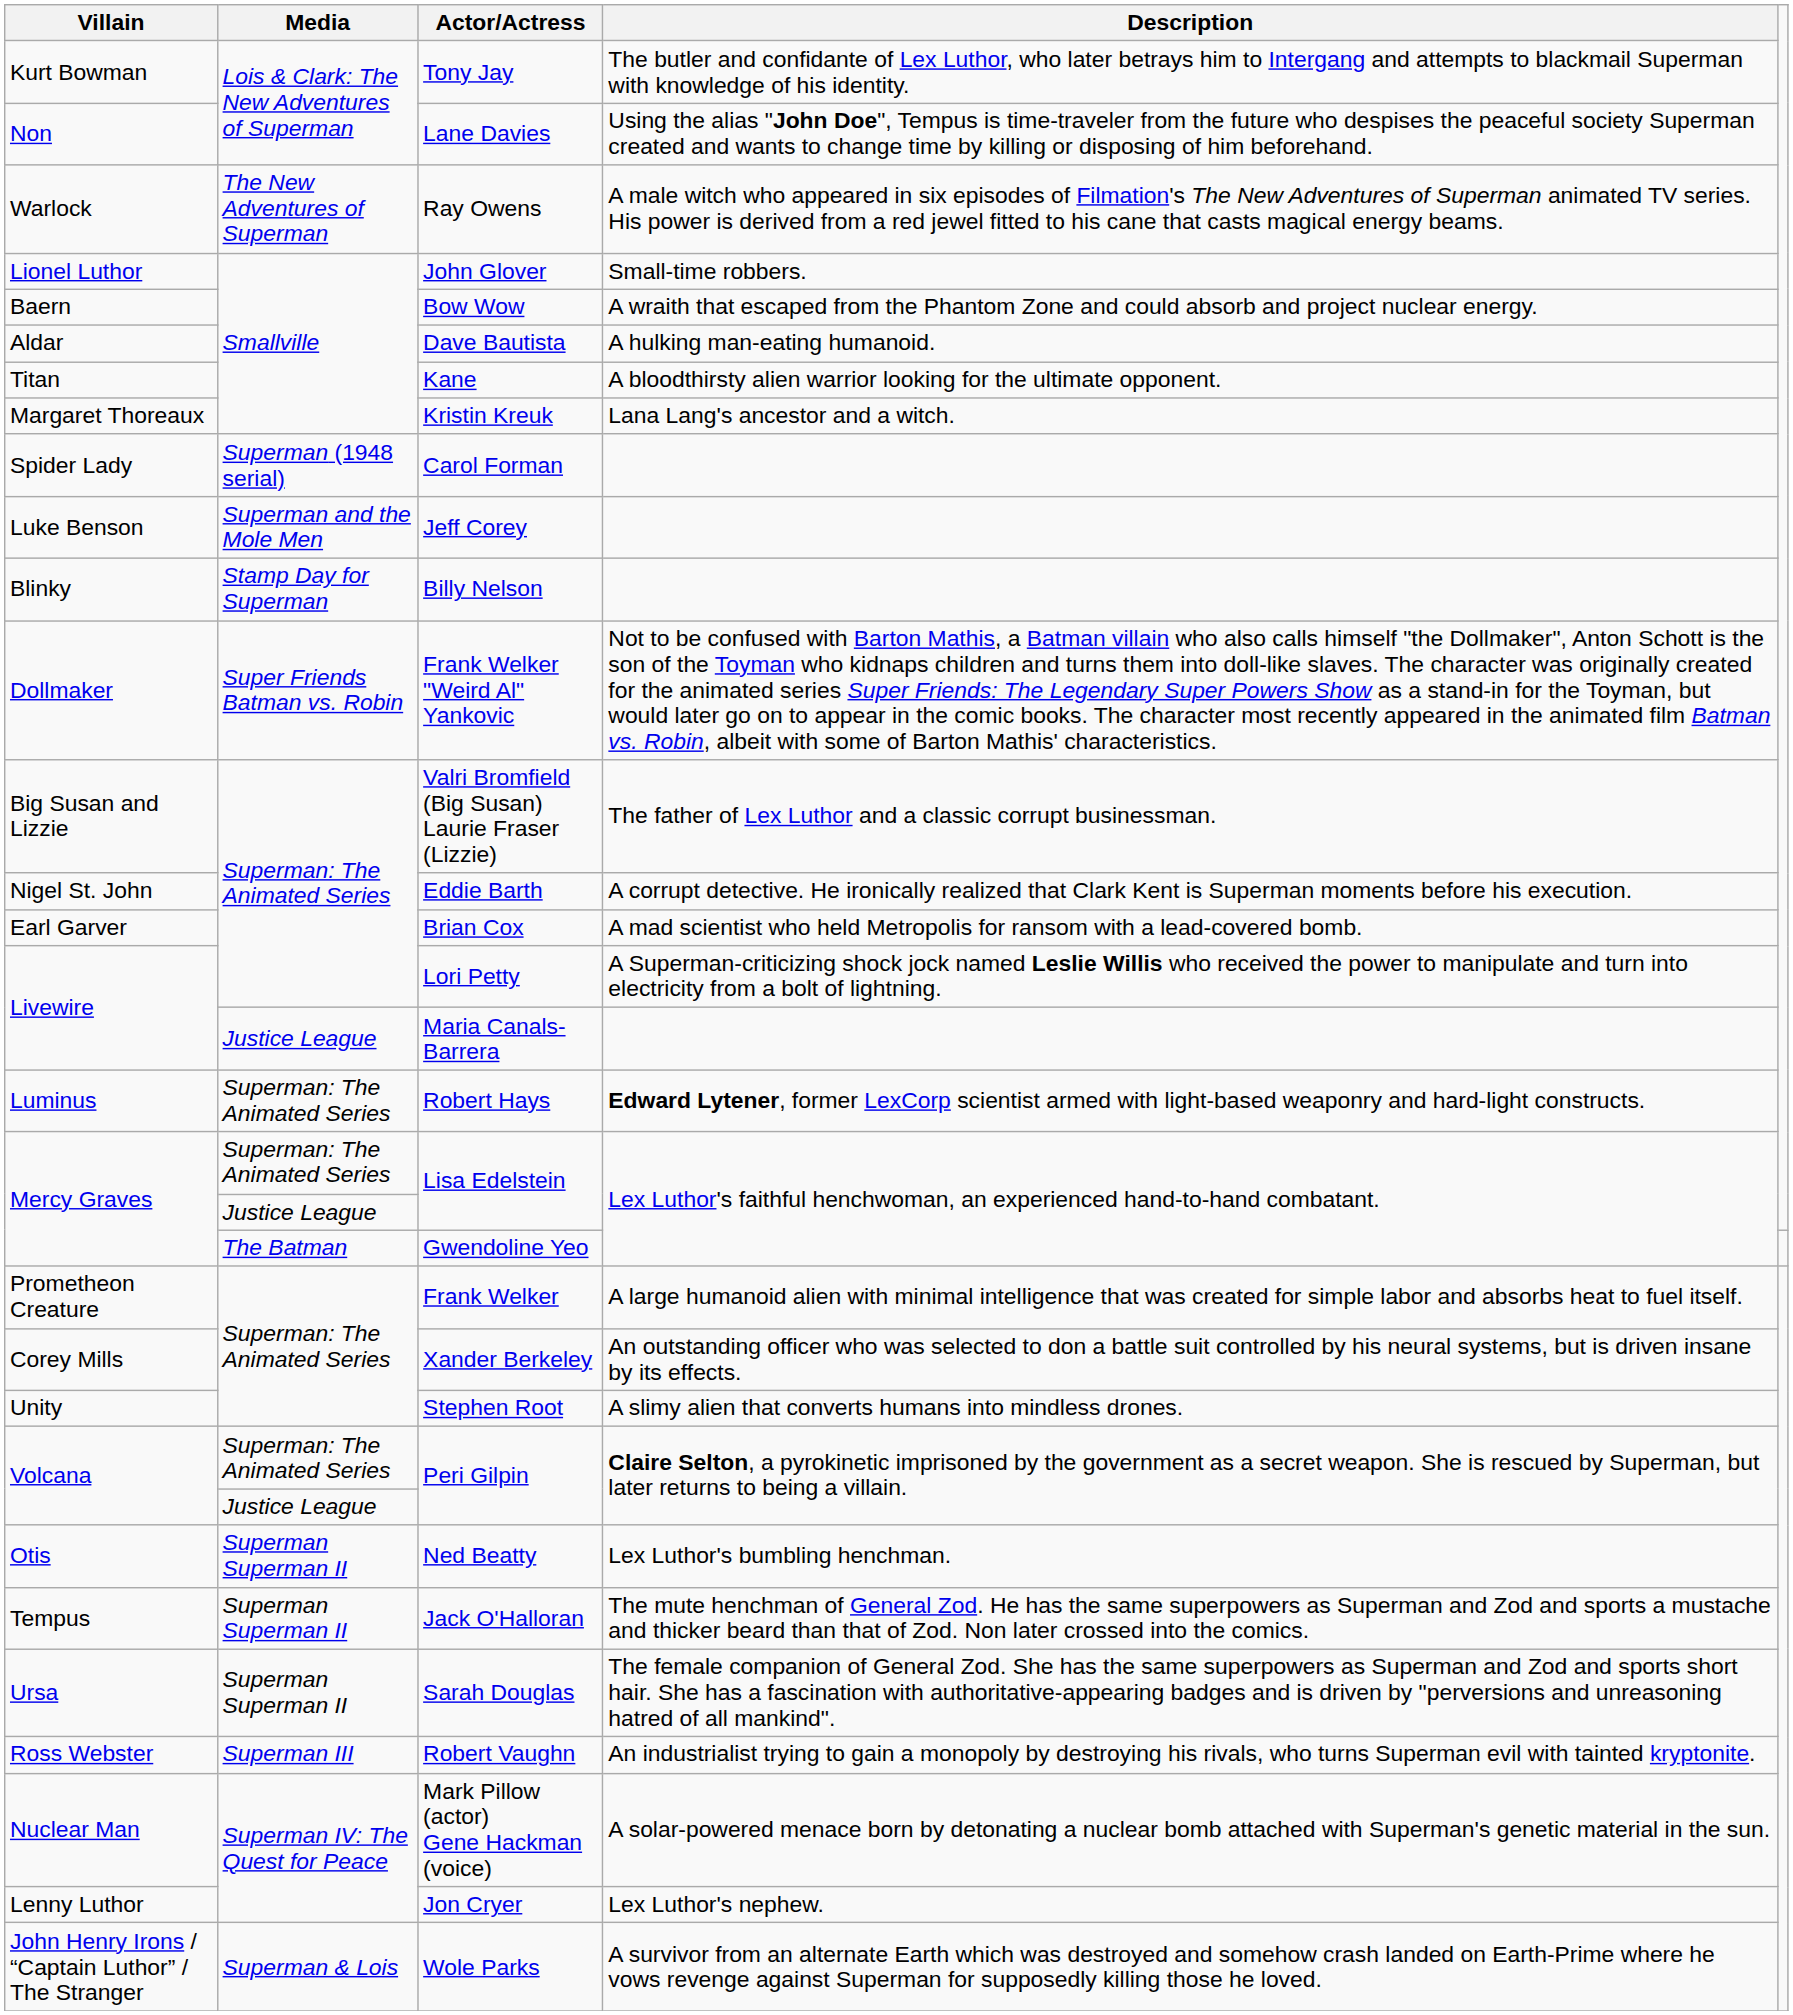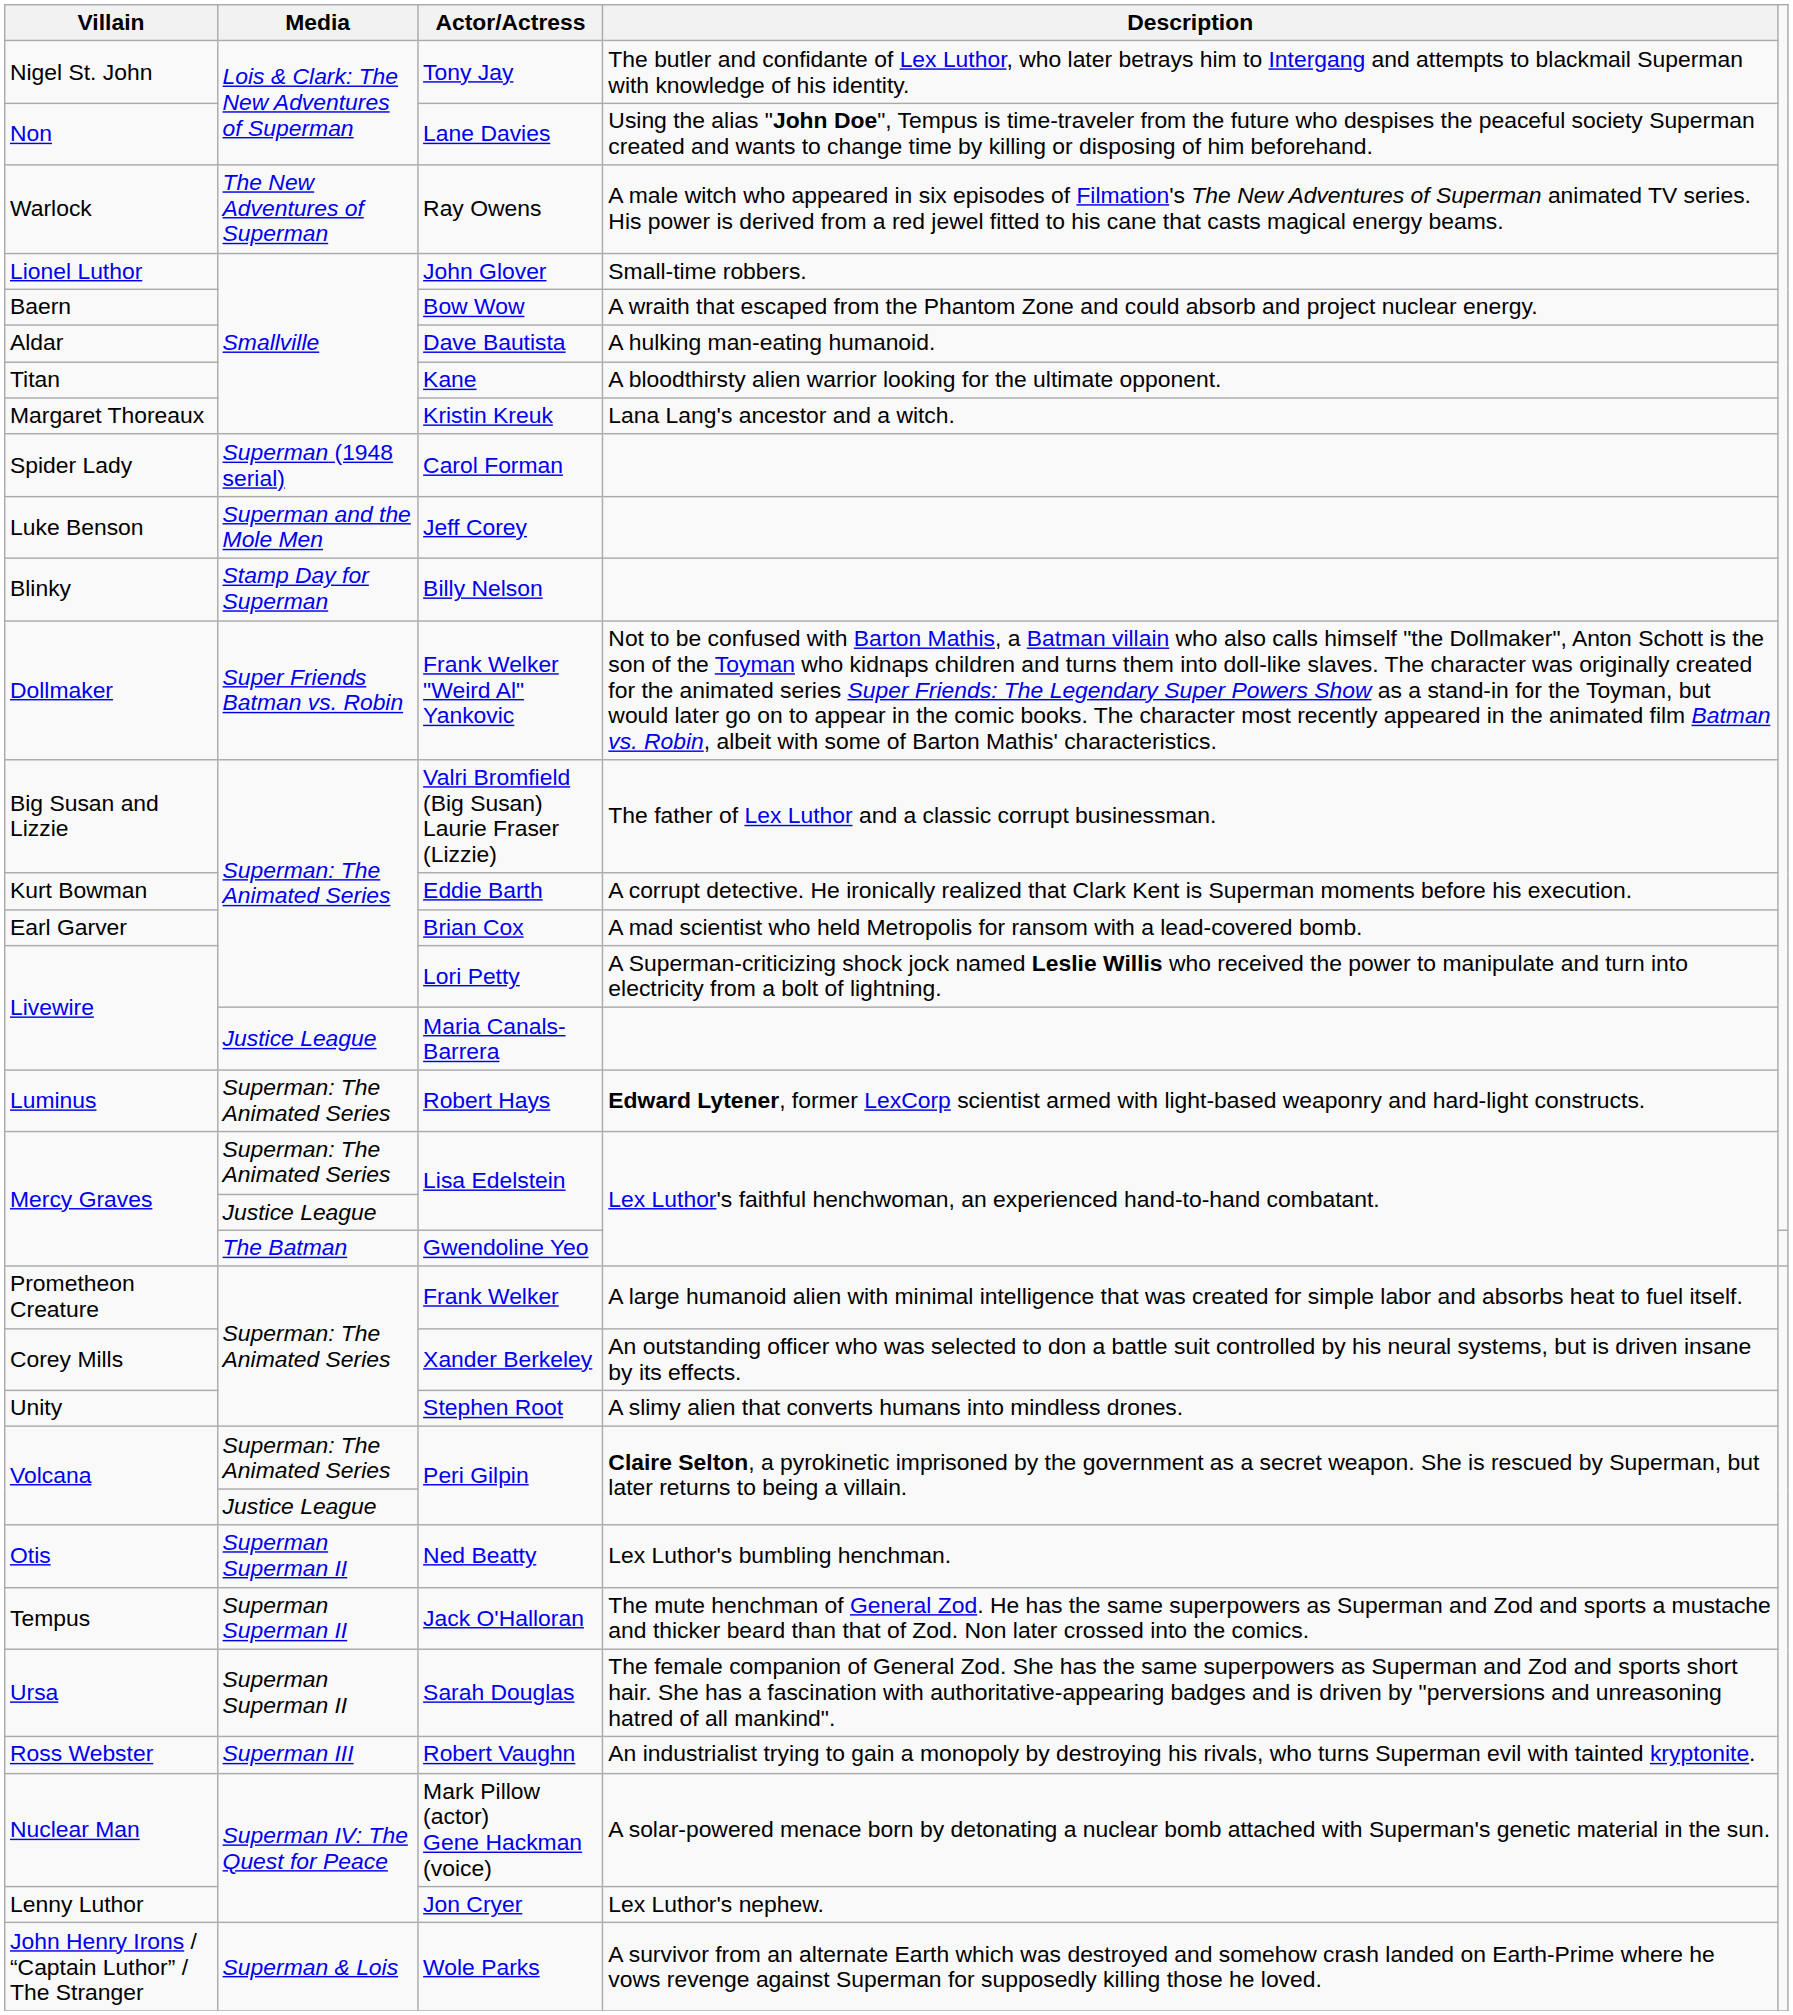(79, 71) Kurt Bowman -> (81, 71) Nigel St. John
(81, 891) Nigel St. John -> (79, 891) Kurt Bowman
